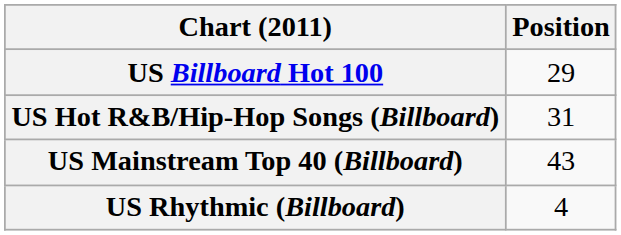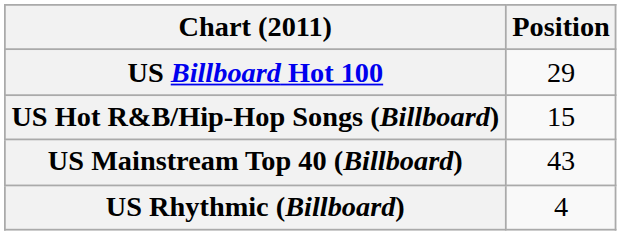(561, 116) 31 -> (561, 116) 15
